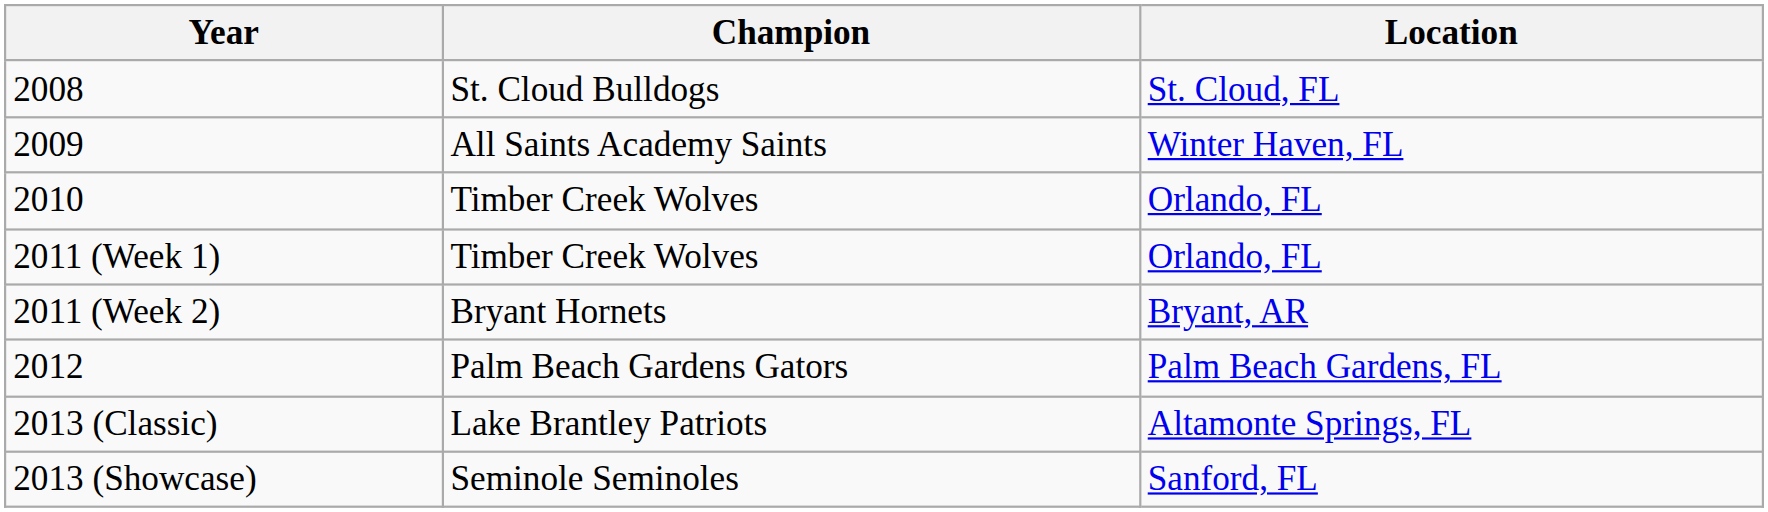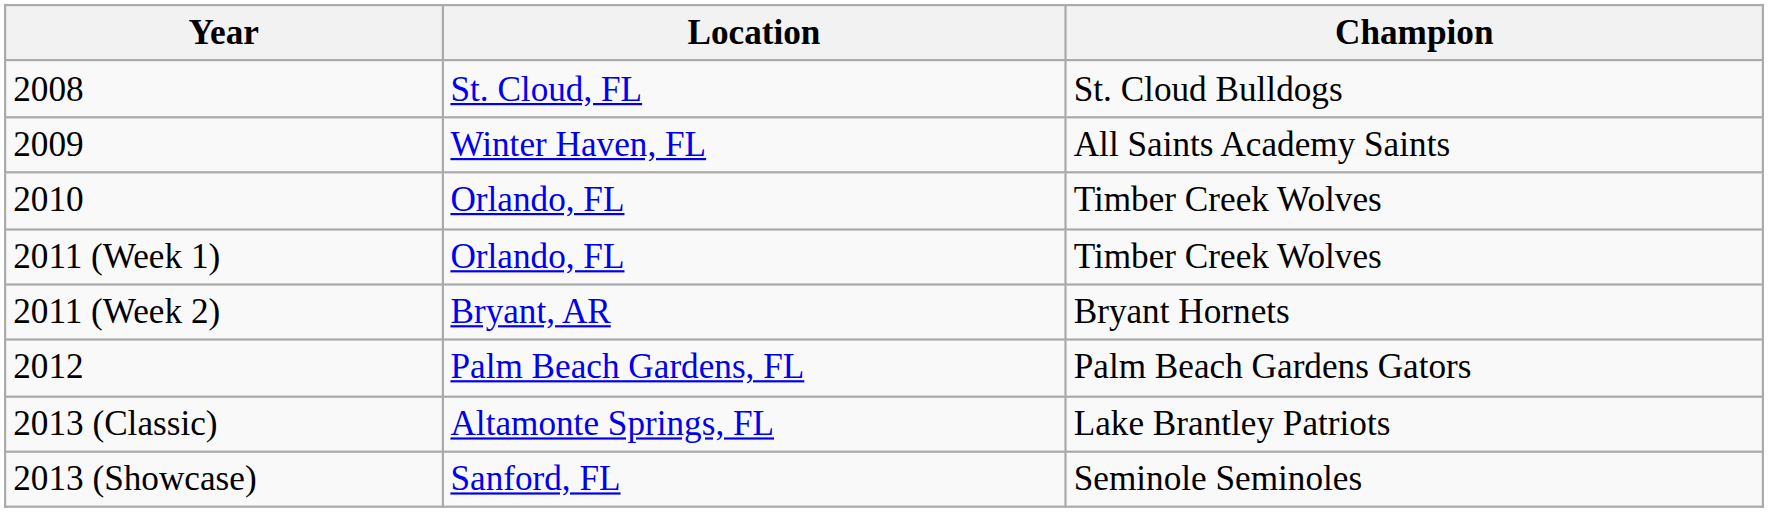columns swapped: (791, 32) <-> (1451, 32)
